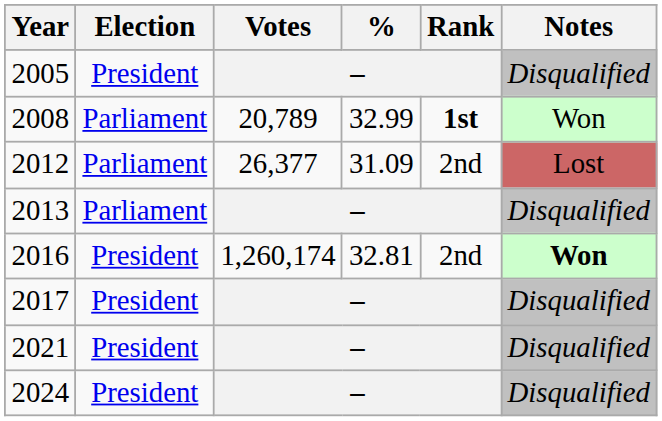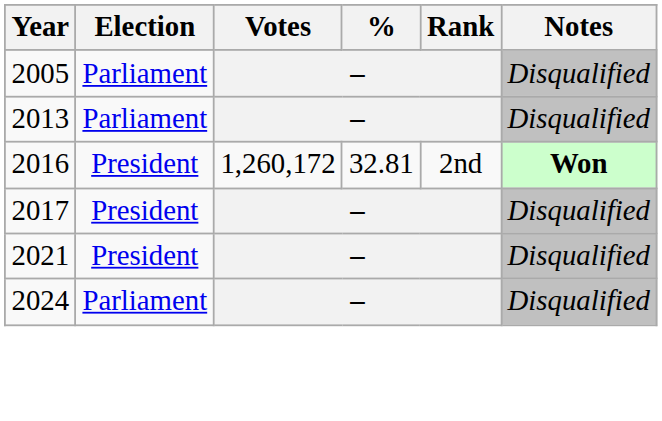(145, 73) President -> (145, 73) Parliament
- row: (40, 118)
- row: (40, 164)
(278, 255) 1,260,174 -> (278, 164) 1,260,172
(145, 392) President -> (145, 301) Parliament
